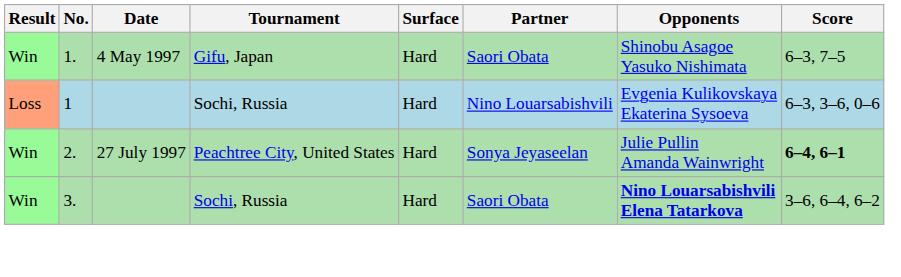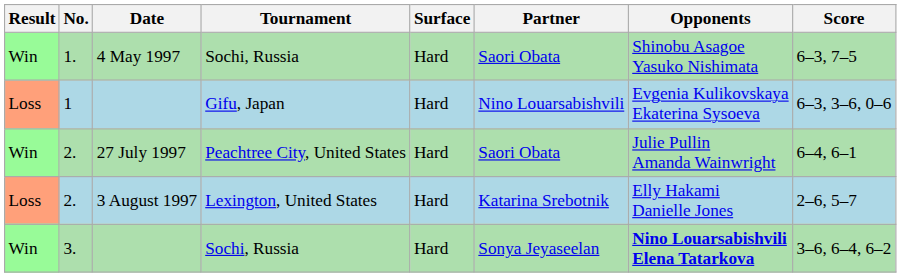(233, 55) Gifu, Japan -> (252, 55) Sochi, Russia
(241, 103) Sochi, Russia -> (245, 103) Gifu, Japan
(527, 151) Sonya Jeyaseelan -> (519, 151) Saori Obata
(815, 151) bold -> (827, 151) normal
+ row: (70, 199)
(508, 199) Saori Obata -> (539, 247) Sonya Jeyaseelan
